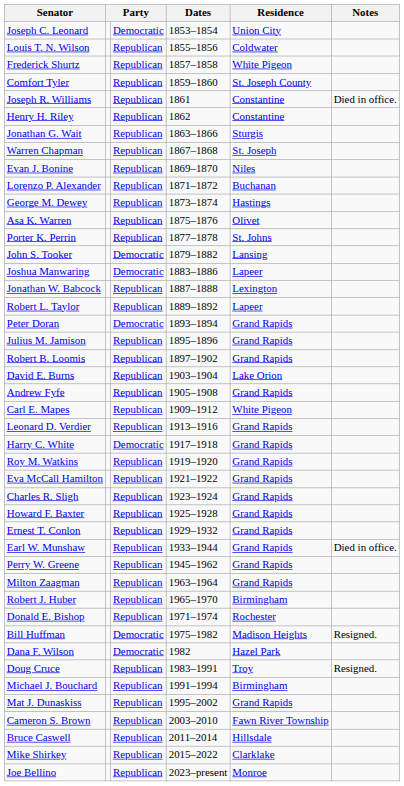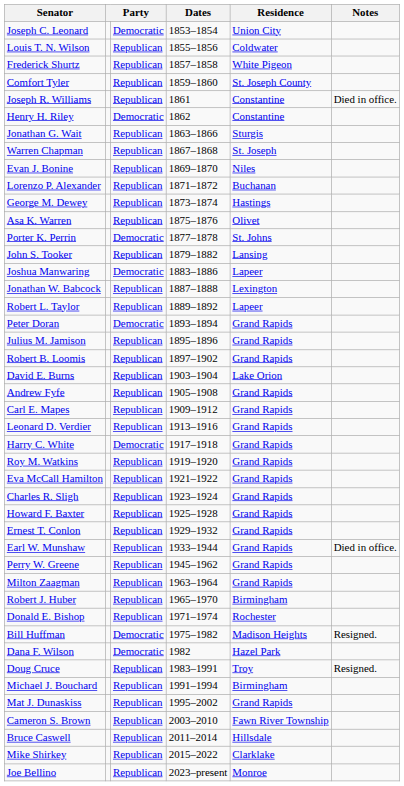(138, 116) Republican -> (138, 116) Democratic
(138, 237) Republican -> (138, 237) Democratic
(138, 254) Democratic -> (138, 254) Republican
(262, 409) White Pigeon -> (262, 409) Grand Rapids
